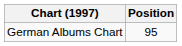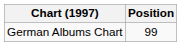(151, 32) 95 -> (151, 32) 99
